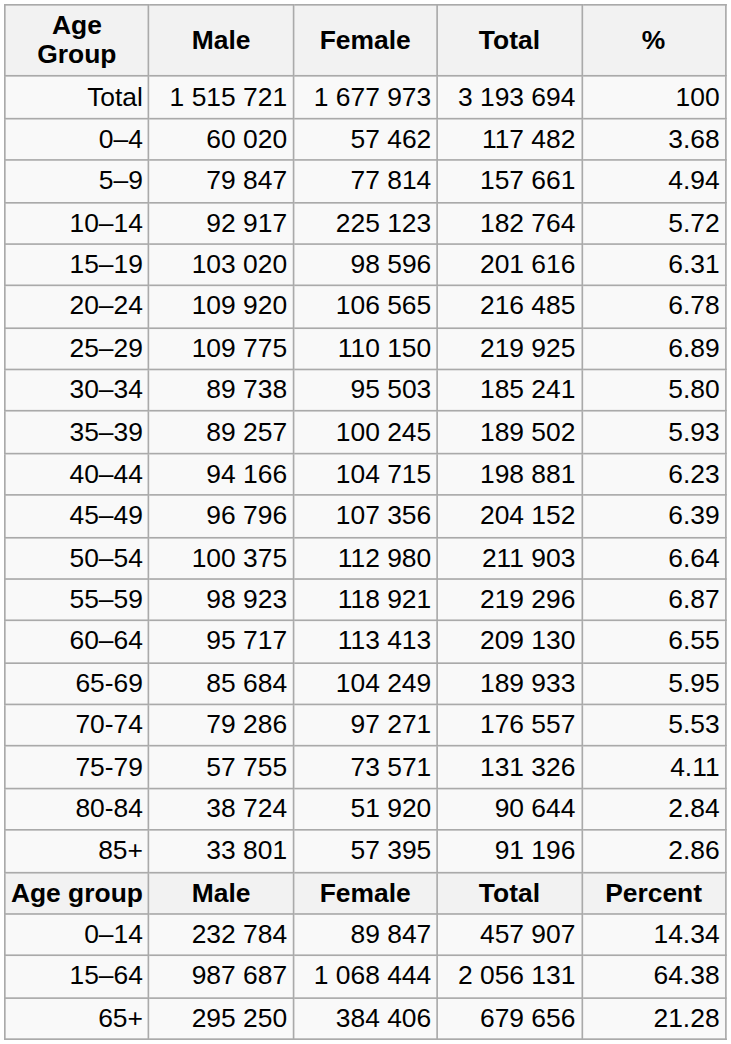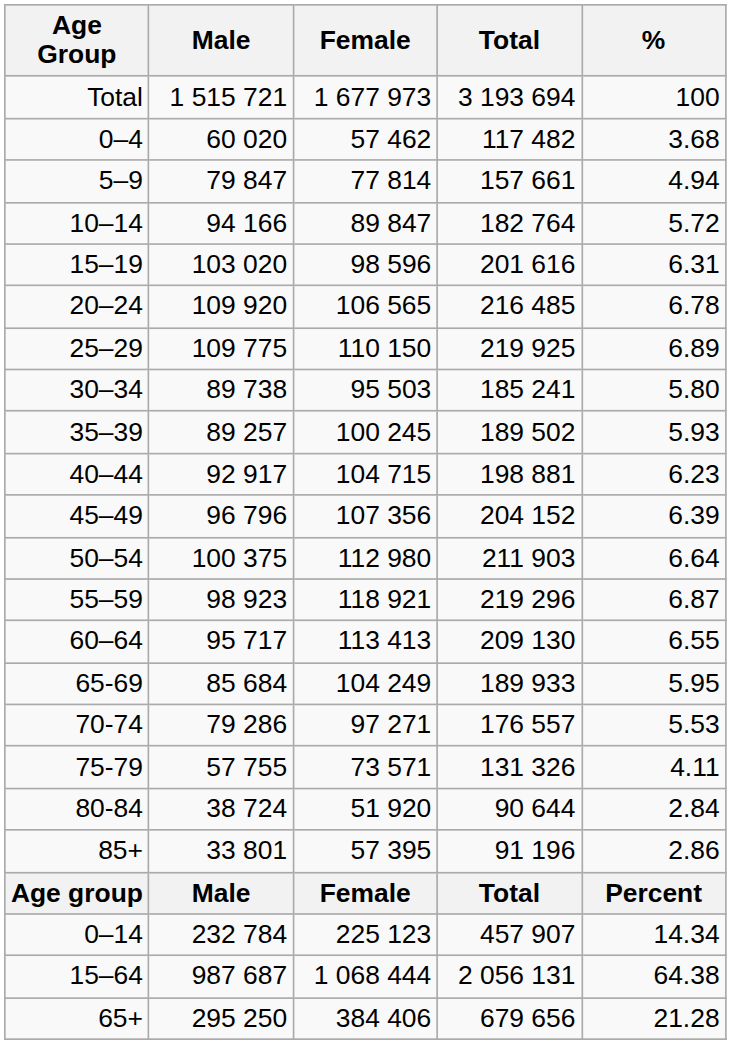(247, 222) 92 917 -> (247, 222) 94 166
(384, 222) 225 123 -> (391, 222) 89 847
(247, 473) 94 166 -> (247, 473) 92 917
(391, 934) 89 847 -> (384, 934) 225 123
